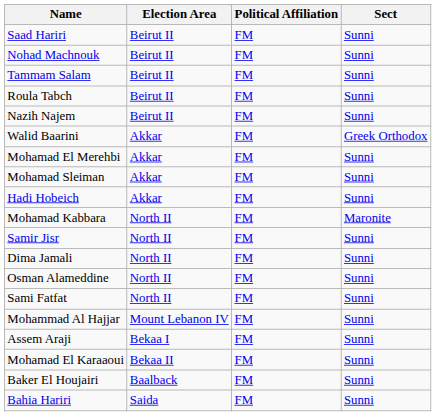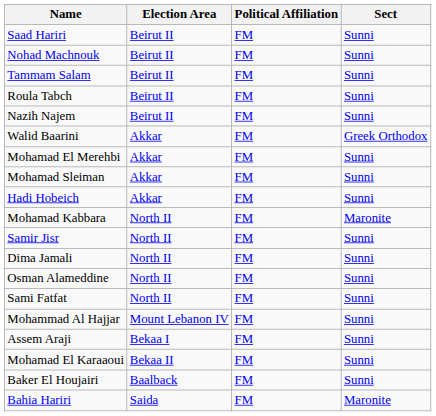(359, 400) Sunni -> (367, 400) Maronite
